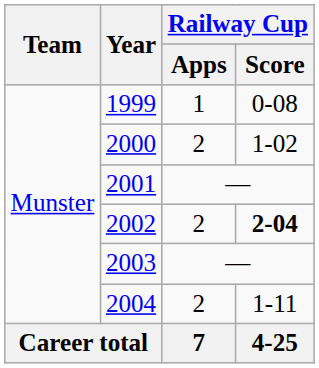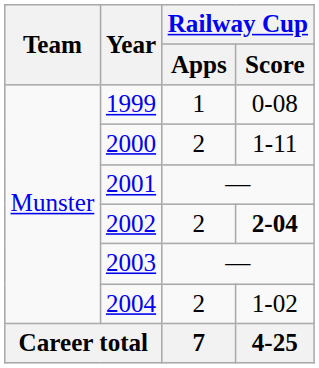(275, 143) 1-02 -> (275, 143) 1-11
(275, 303) 1-11 -> (275, 303) 1-02
